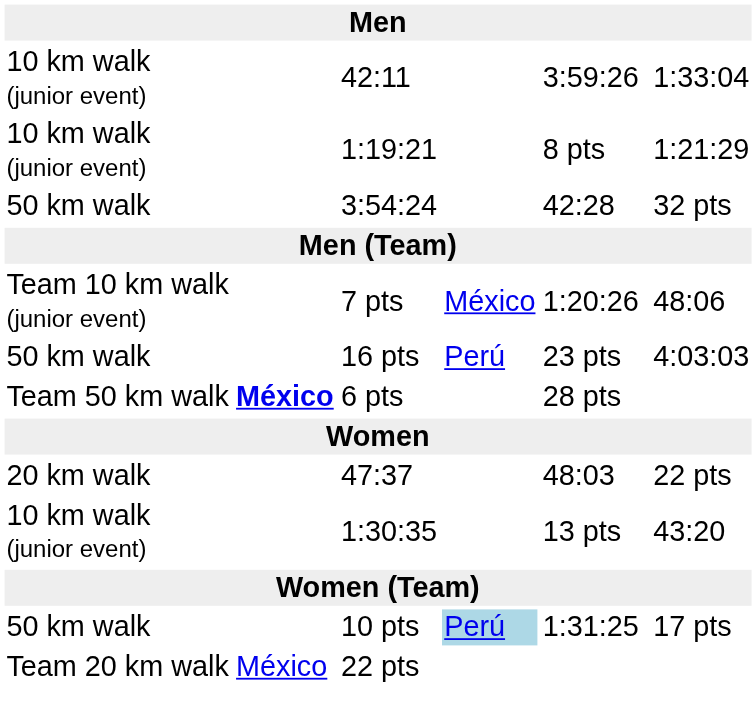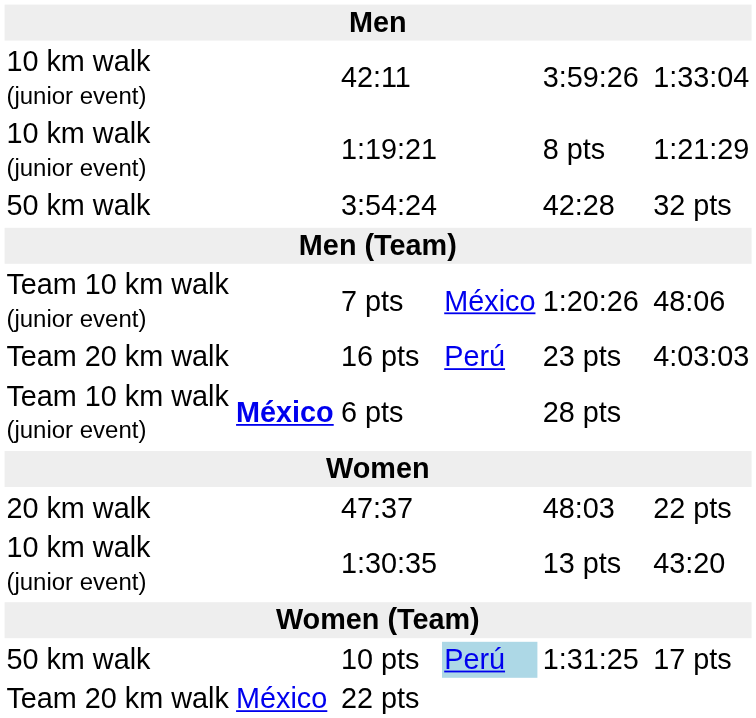(78, 356) 50 km walk -> (118, 356) Team 20 km walk
(118, 396) Team 50 km walk -> (118, 412) Team 10 km walk (junior event)
